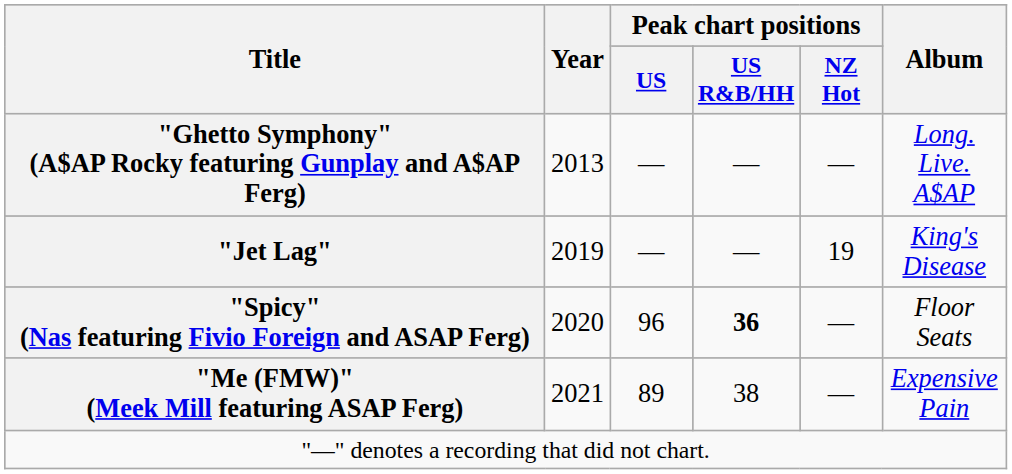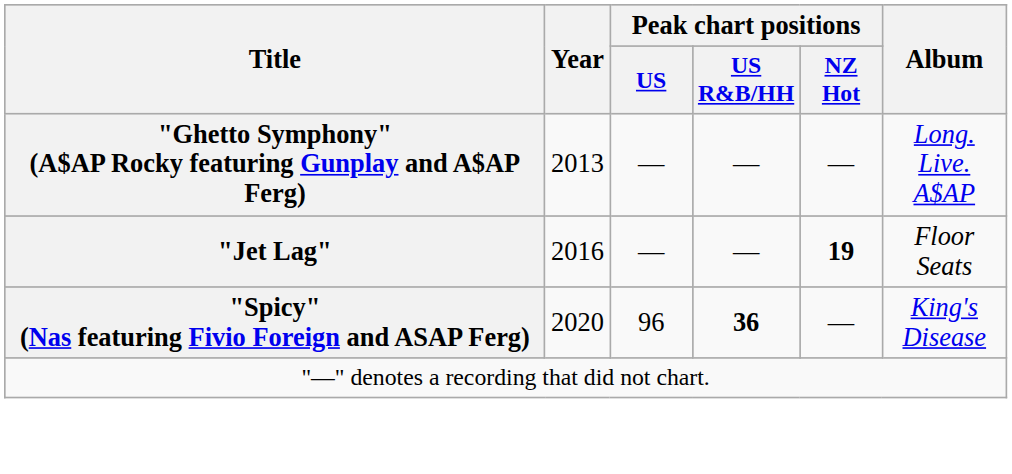(577, 250) 2019 -> (577, 250) 2016
(841, 250) normal -> (841, 250) bold
(944, 250) King's Disease -> (944, 250) Floor Seats
(944, 322) Floor Seats -> (944, 322) King's Disease
- row: (275, 393)
